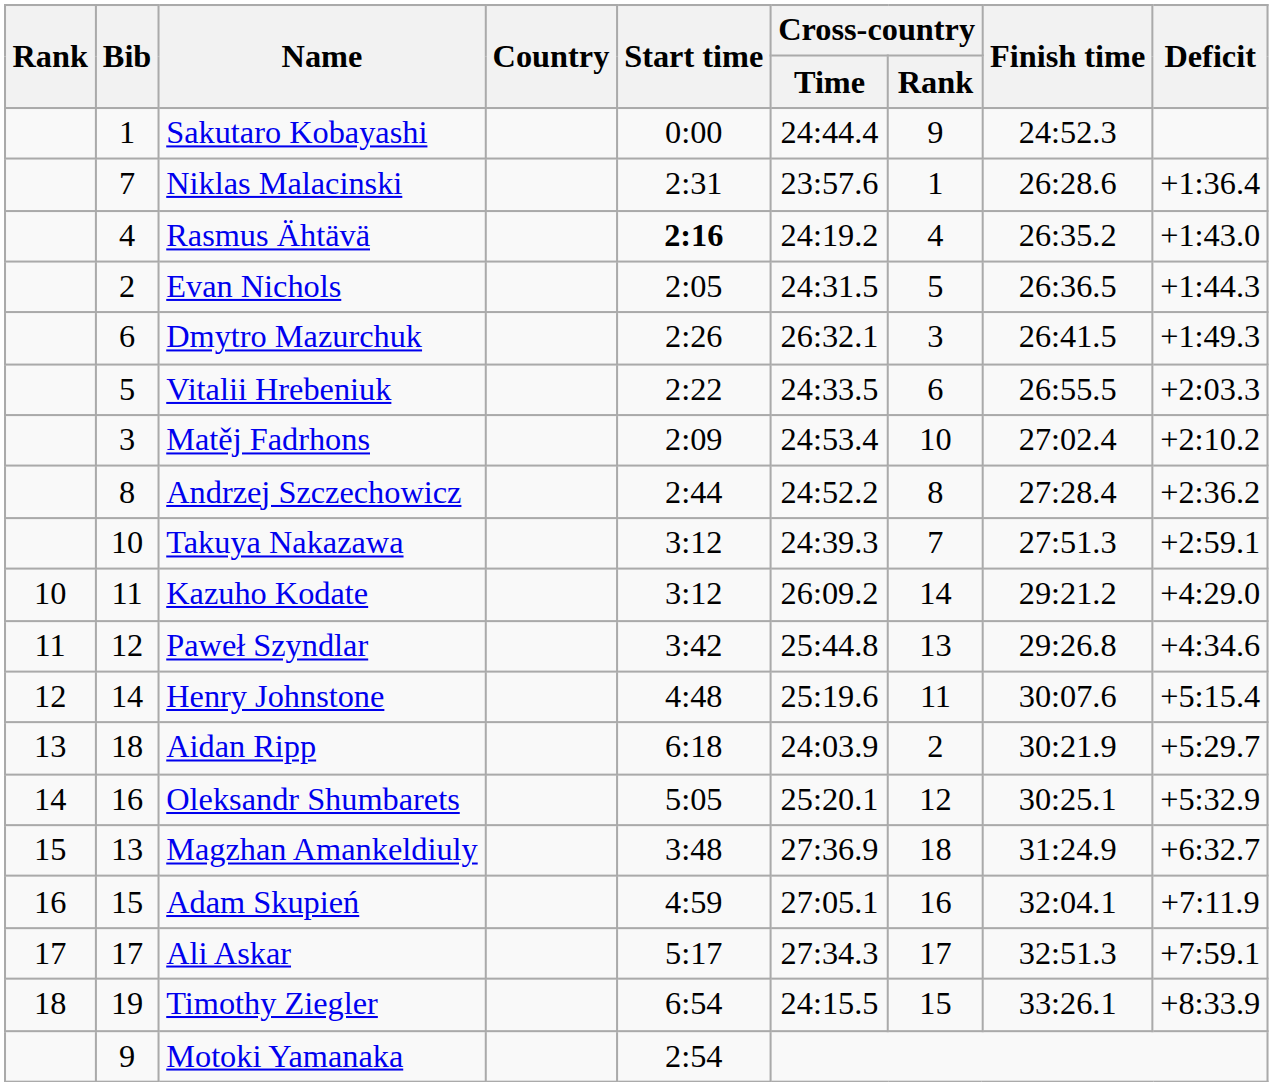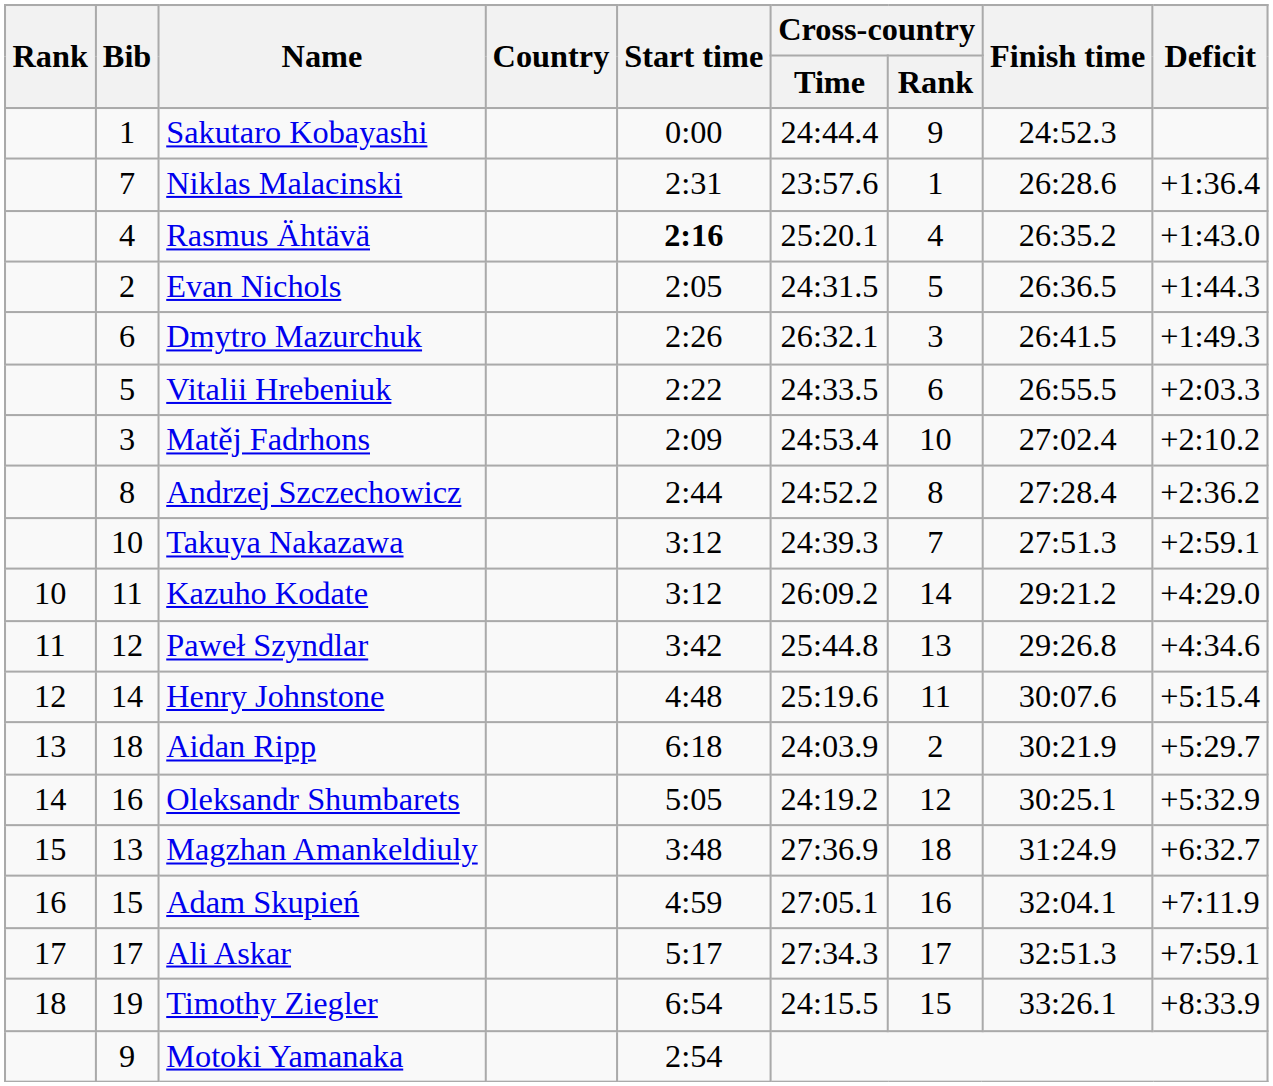(830, 235) 24:19.2 -> (830, 235) 25:20.1
(830, 798) 25:20.1 -> (830, 798) 24:19.2
